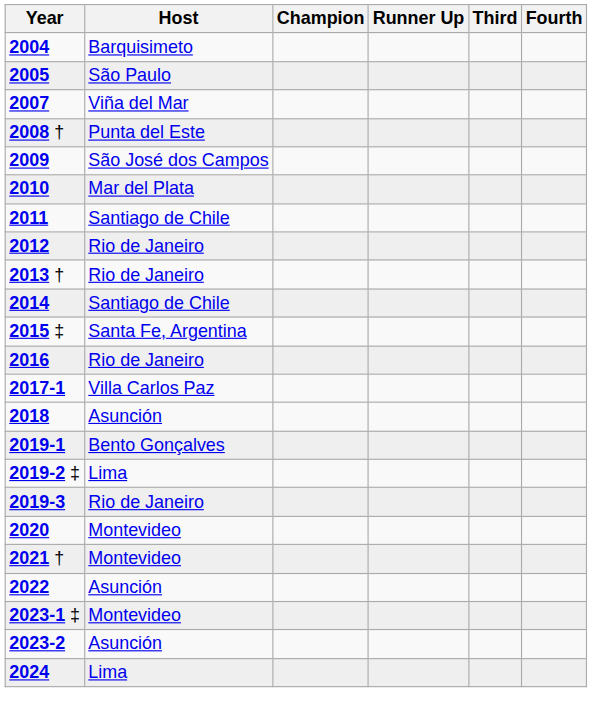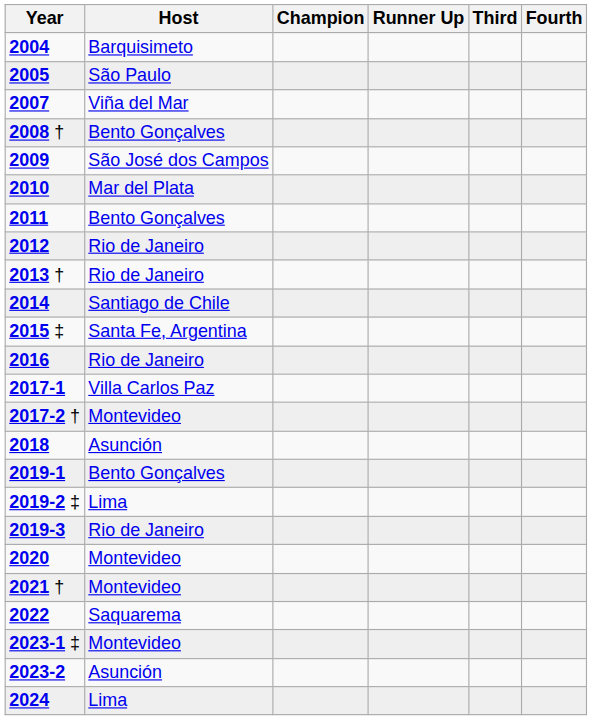(147, 132) Punta del Este -> (157, 132) Bento Gonçalves
(159, 217) Santiago de Chile -> (157, 217) Bento Gonçalves
+ row: (45, 416)
(125, 587) Asunción -> (135, 615) Saquarema
